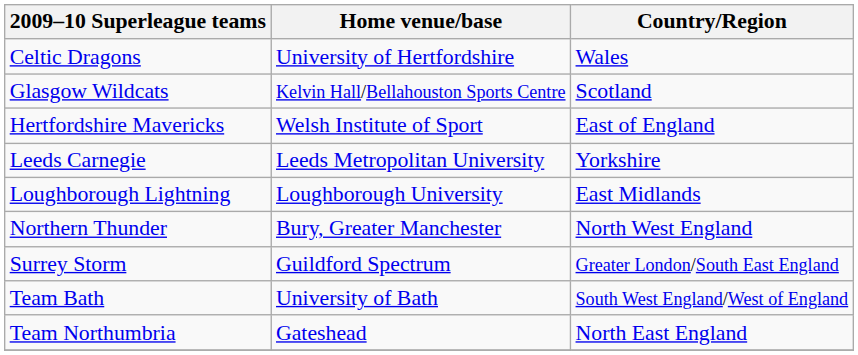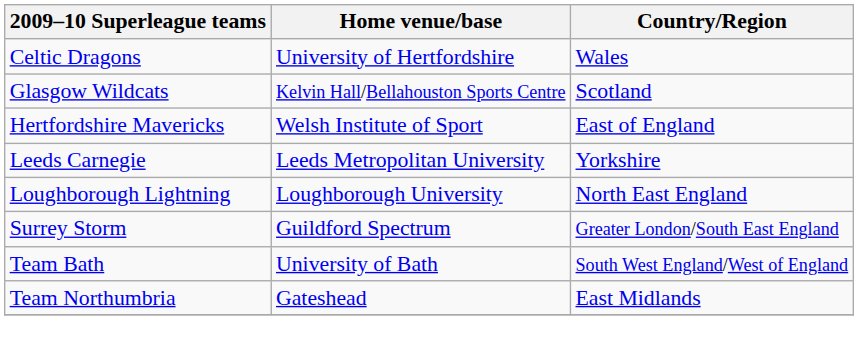(638, 194) East Midlands -> (661, 194) North East England
- row: (88, 228)
(661, 332) North East England -> (638, 297) East Midlands
